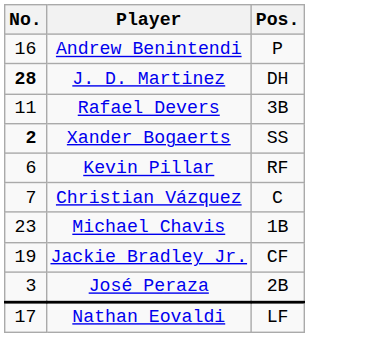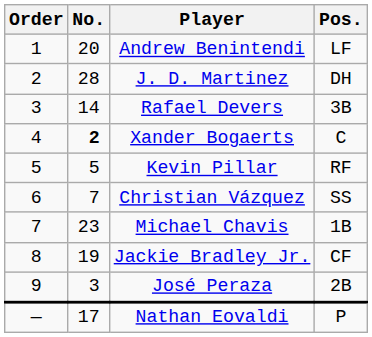+ column: (36, 20)
(25, 49) 16 -> (89, 49) 20
(278, 49) P -> (341, 49) LF
(25, 79) bold -> (89, 79) normal
(25, 109) 11 -> (89, 109) 14
(278, 138) SS -> (341, 138) C
(25, 168) 6 -> (89, 168) 5
(278, 198) C -> (341, 198) SS
(278, 318) LF -> (341, 318) P
